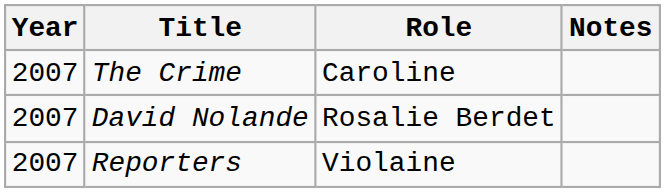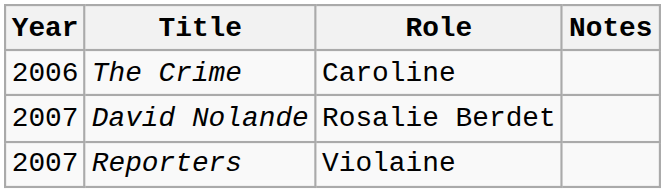(45, 73) 2007 -> (45, 73) 2006
